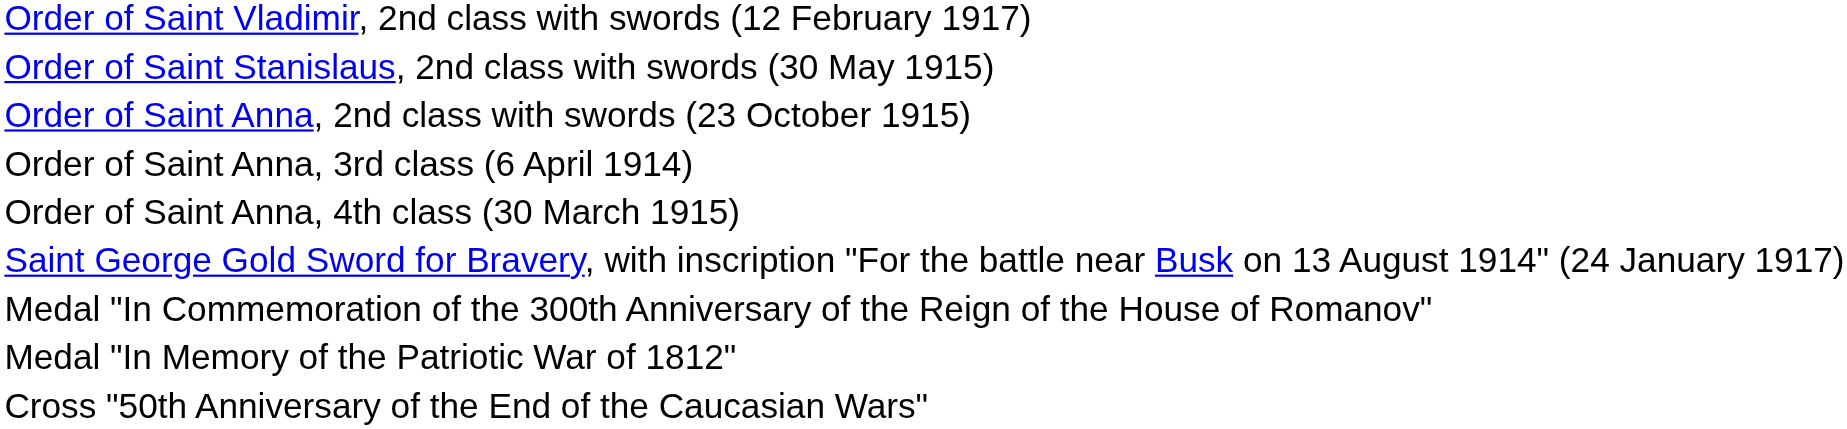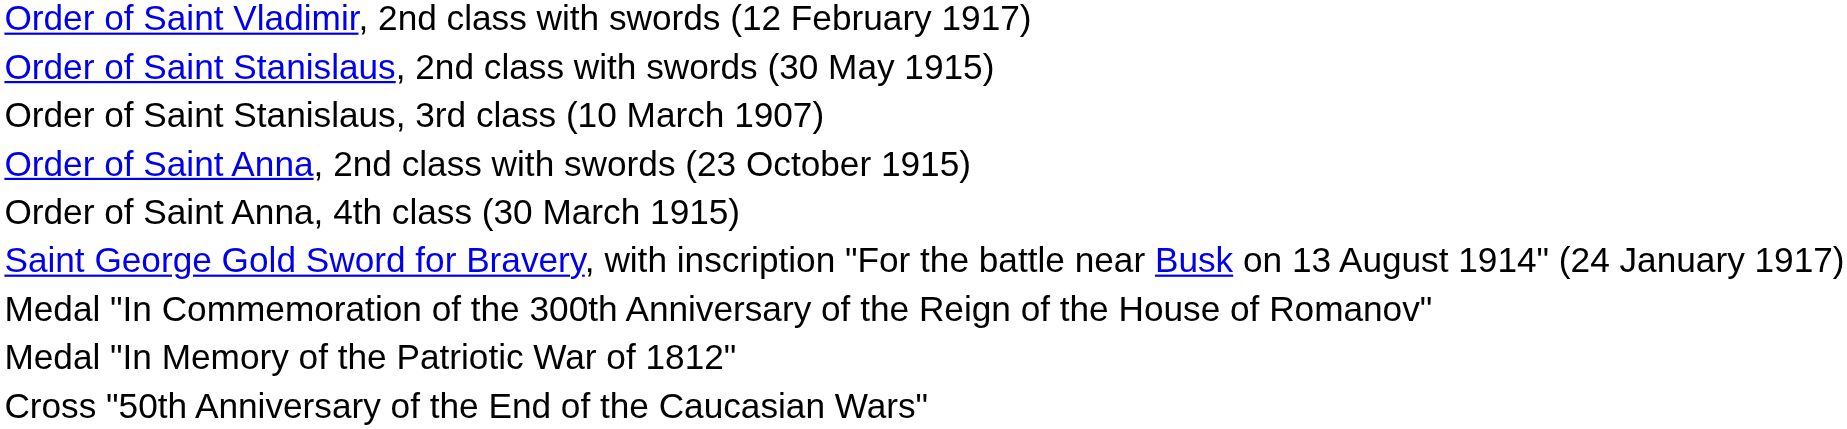+ row: (414, 115)
- row: (349, 164)
